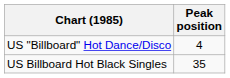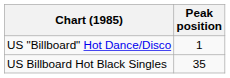(199, 45) 4 -> (199, 45) 1
